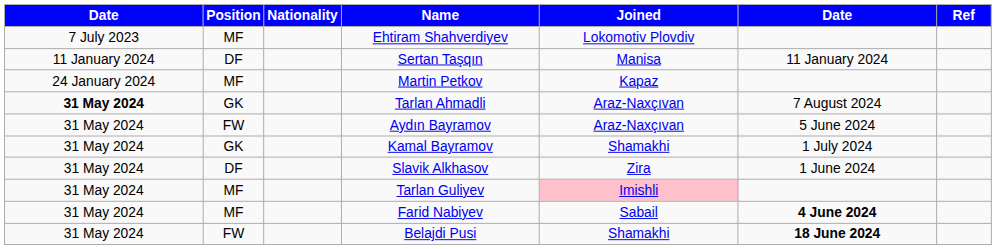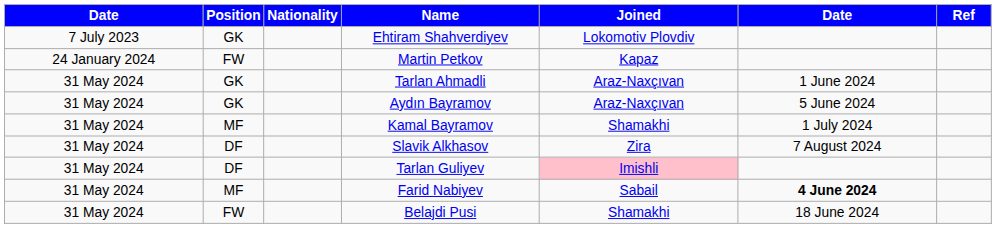(233, 38) MF -> (233, 38) GK
- row: (440, 59)
(233, 81) MF -> (233, 59) FW
(104, 103) bold -> (104, 81) normal
(837, 103) 7 August 2024 -> (837, 81) 1 June 2024
(233, 125) FW -> (233, 103) GK
(233, 147) GK -> (233, 125) MF
(837, 169) 1 June 2024 -> (837, 147) 7 August 2024
(233, 191) MF -> (233, 169) DF
(837, 234) bold -> (837, 212) normal
